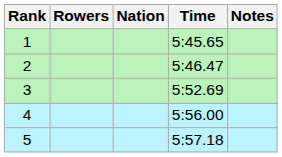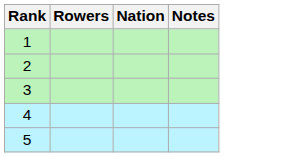- column: (198, 16)
